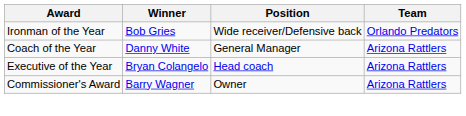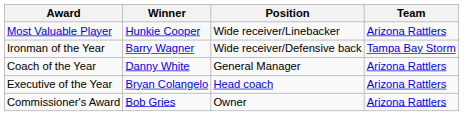+ row: (59, 31)
(150, 31) Bob Gries -> (160, 48) Barry Wagner
(412, 31) Orlando Predators -> (411, 48) Tampa Bay Storm
(160, 84) Barry Wagner -> (150, 102) Bob Gries
